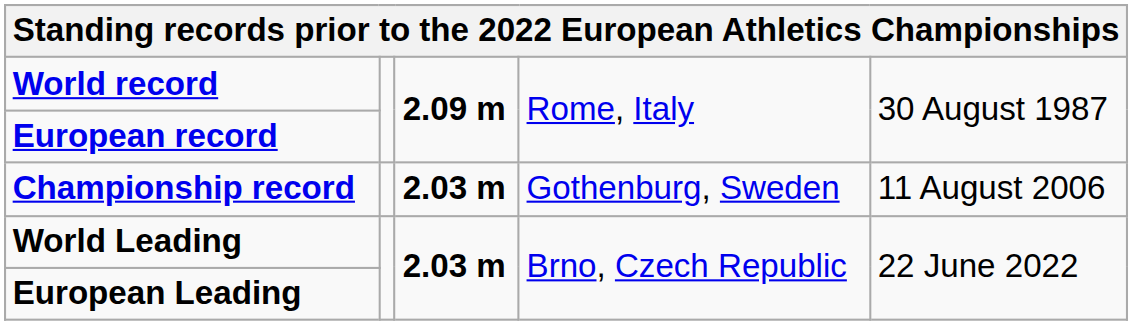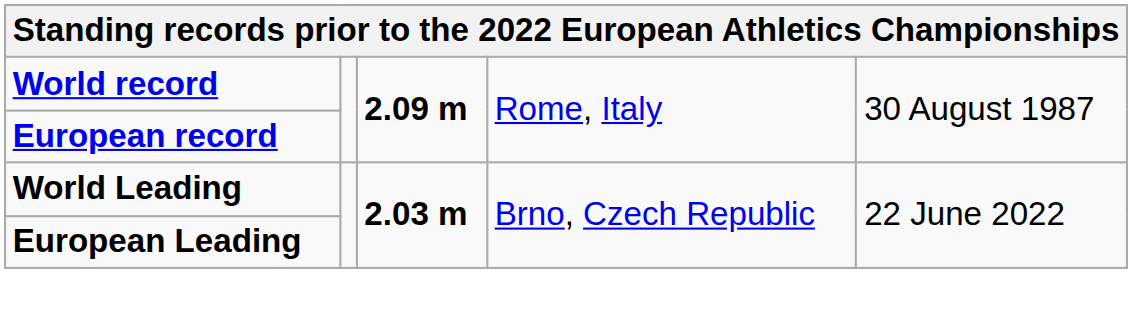- row: (184, 188)
